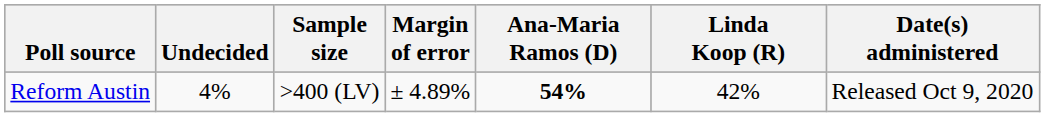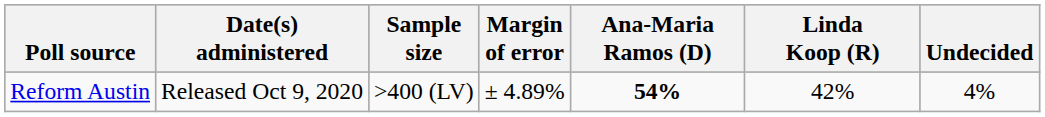columns swapped: (932, 38) <-> (215, 52)
